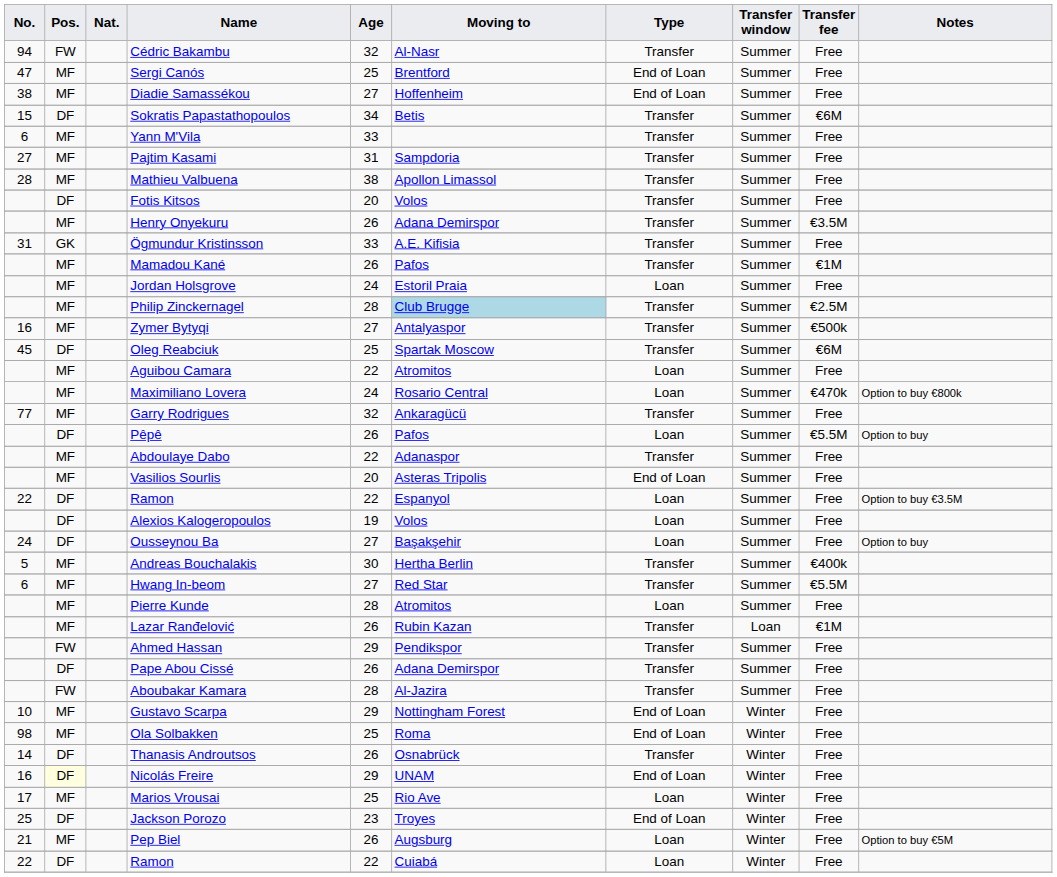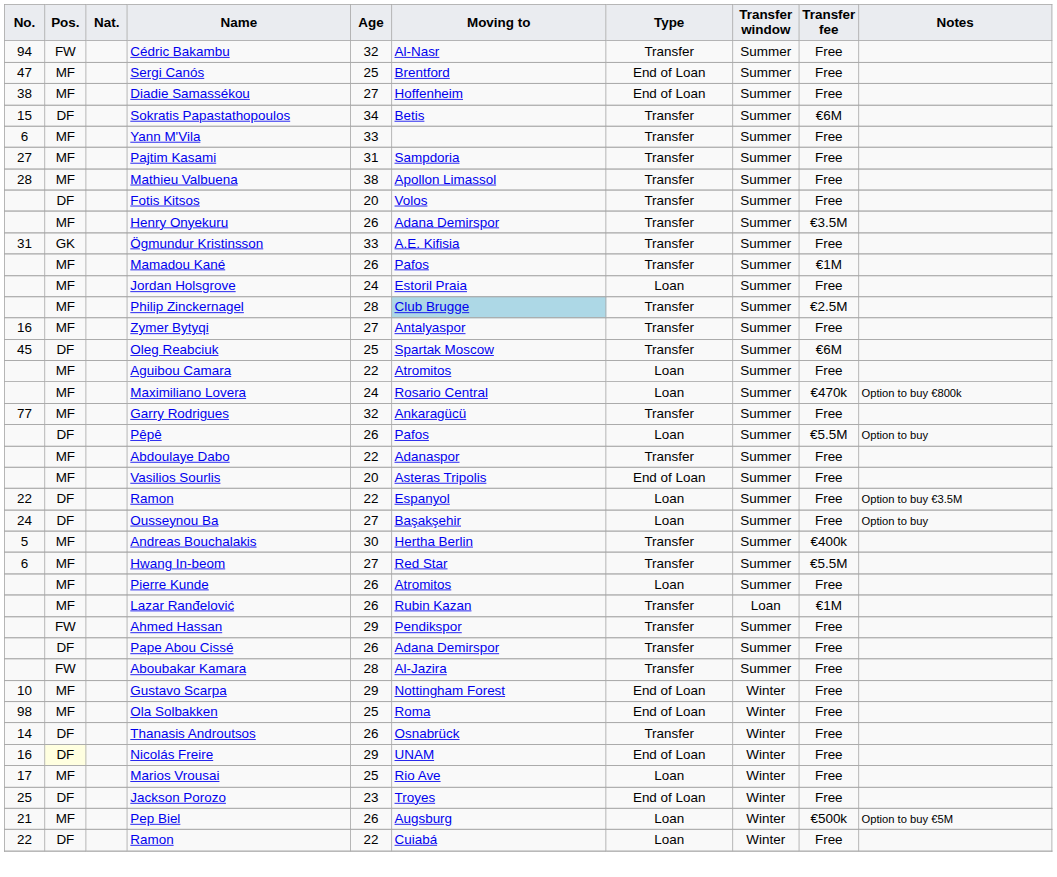(829, 328) €500k -> (829, 328) Free
- row: (24, 520)
(371, 605) 28 -> (371, 584) 26
(829, 840) Free -> (829, 818) €500k
